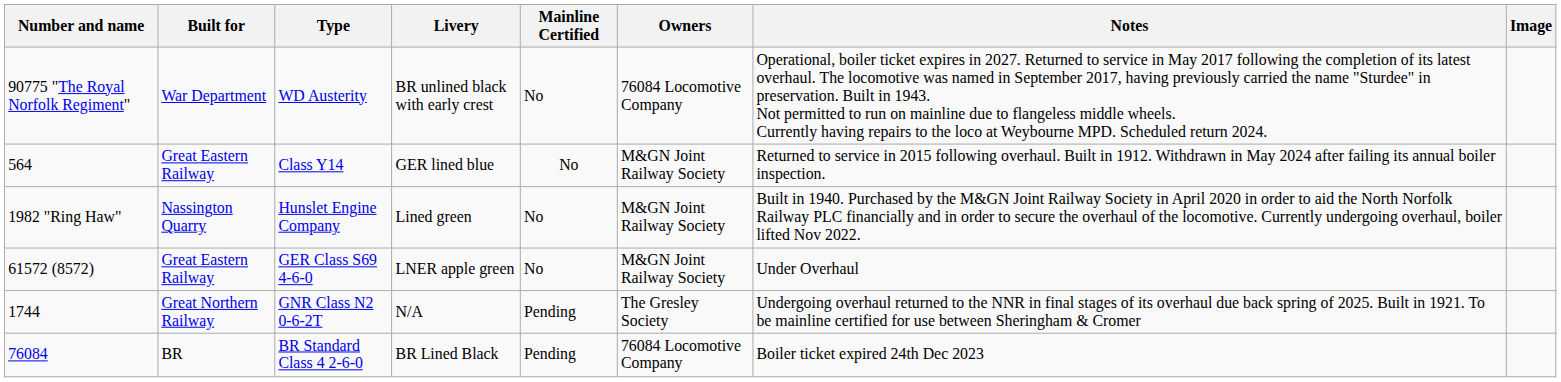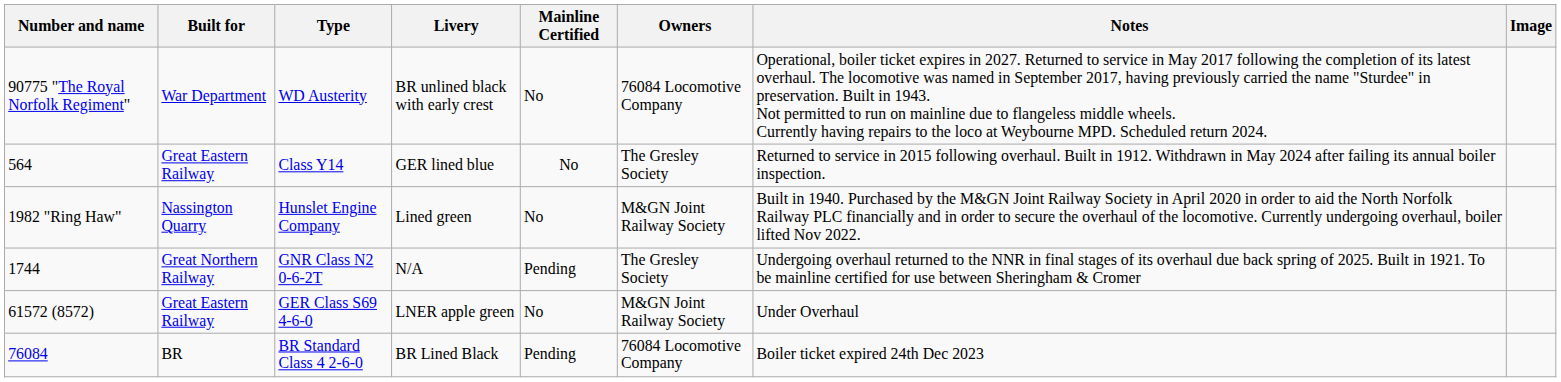(673, 165) M&GN Joint Railway Society -> (660, 165) The Gresley Society
rows swapped: (326, 311) <-> (328, 269)
